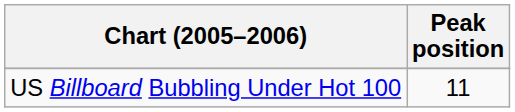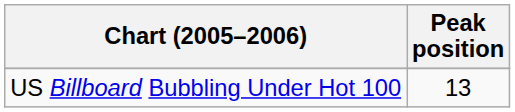(458, 87) 11 -> (458, 87) 13
